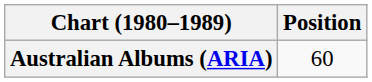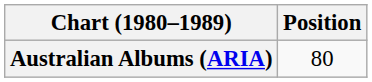(322, 58) 60 -> (322, 58) 80
